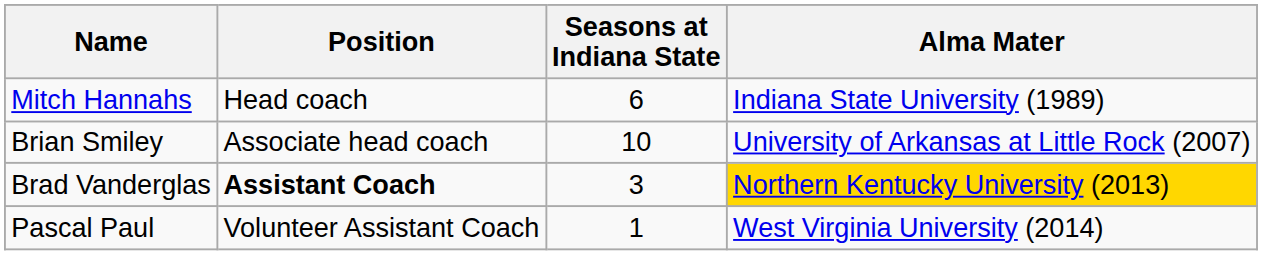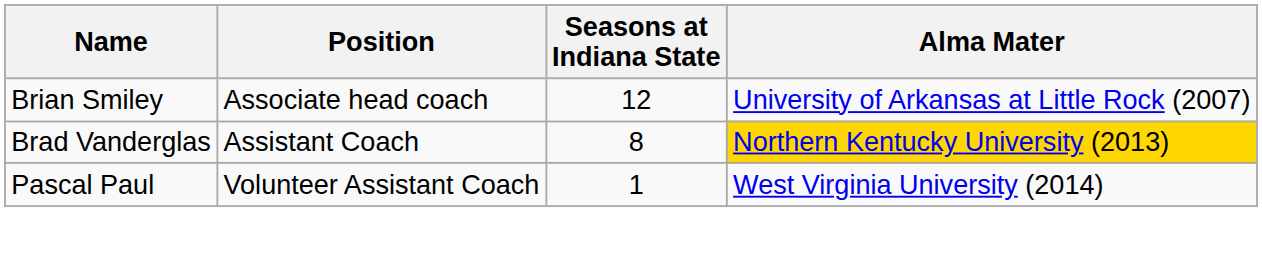- row: (102, 100)
(636, 142) 10 -> (636, 100) 12
(330, 185) bold -> (321, 142) normal
(636, 185) 3 -> (636, 142) 8
